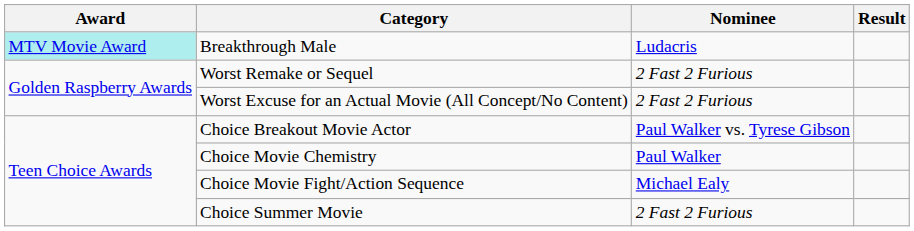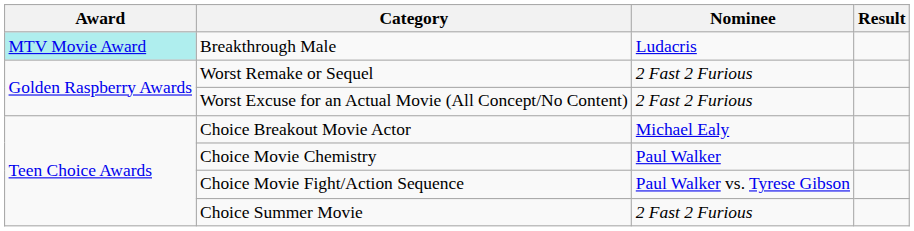(743, 128) Paul Walker vs. Tyrese Gibson -> (683, 128) Michael Ealy
(683, 184) Michael Ealy -> (743, 184) Paul Walker vs. Tyrese Gibson
